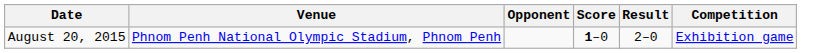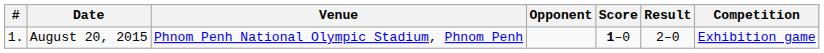+ column: (16, 15)
